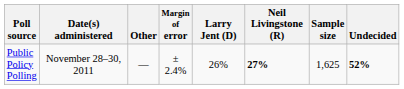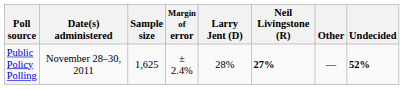columns swapped: (328, 30) <-> (144, 36)
(218, 64) 26% -> (225, 64) 28%
